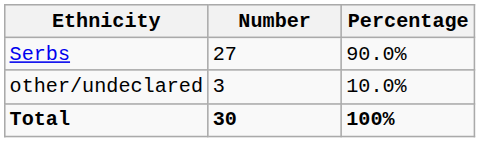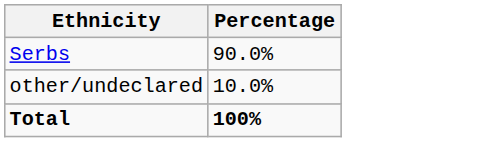- column: (275, 21)
